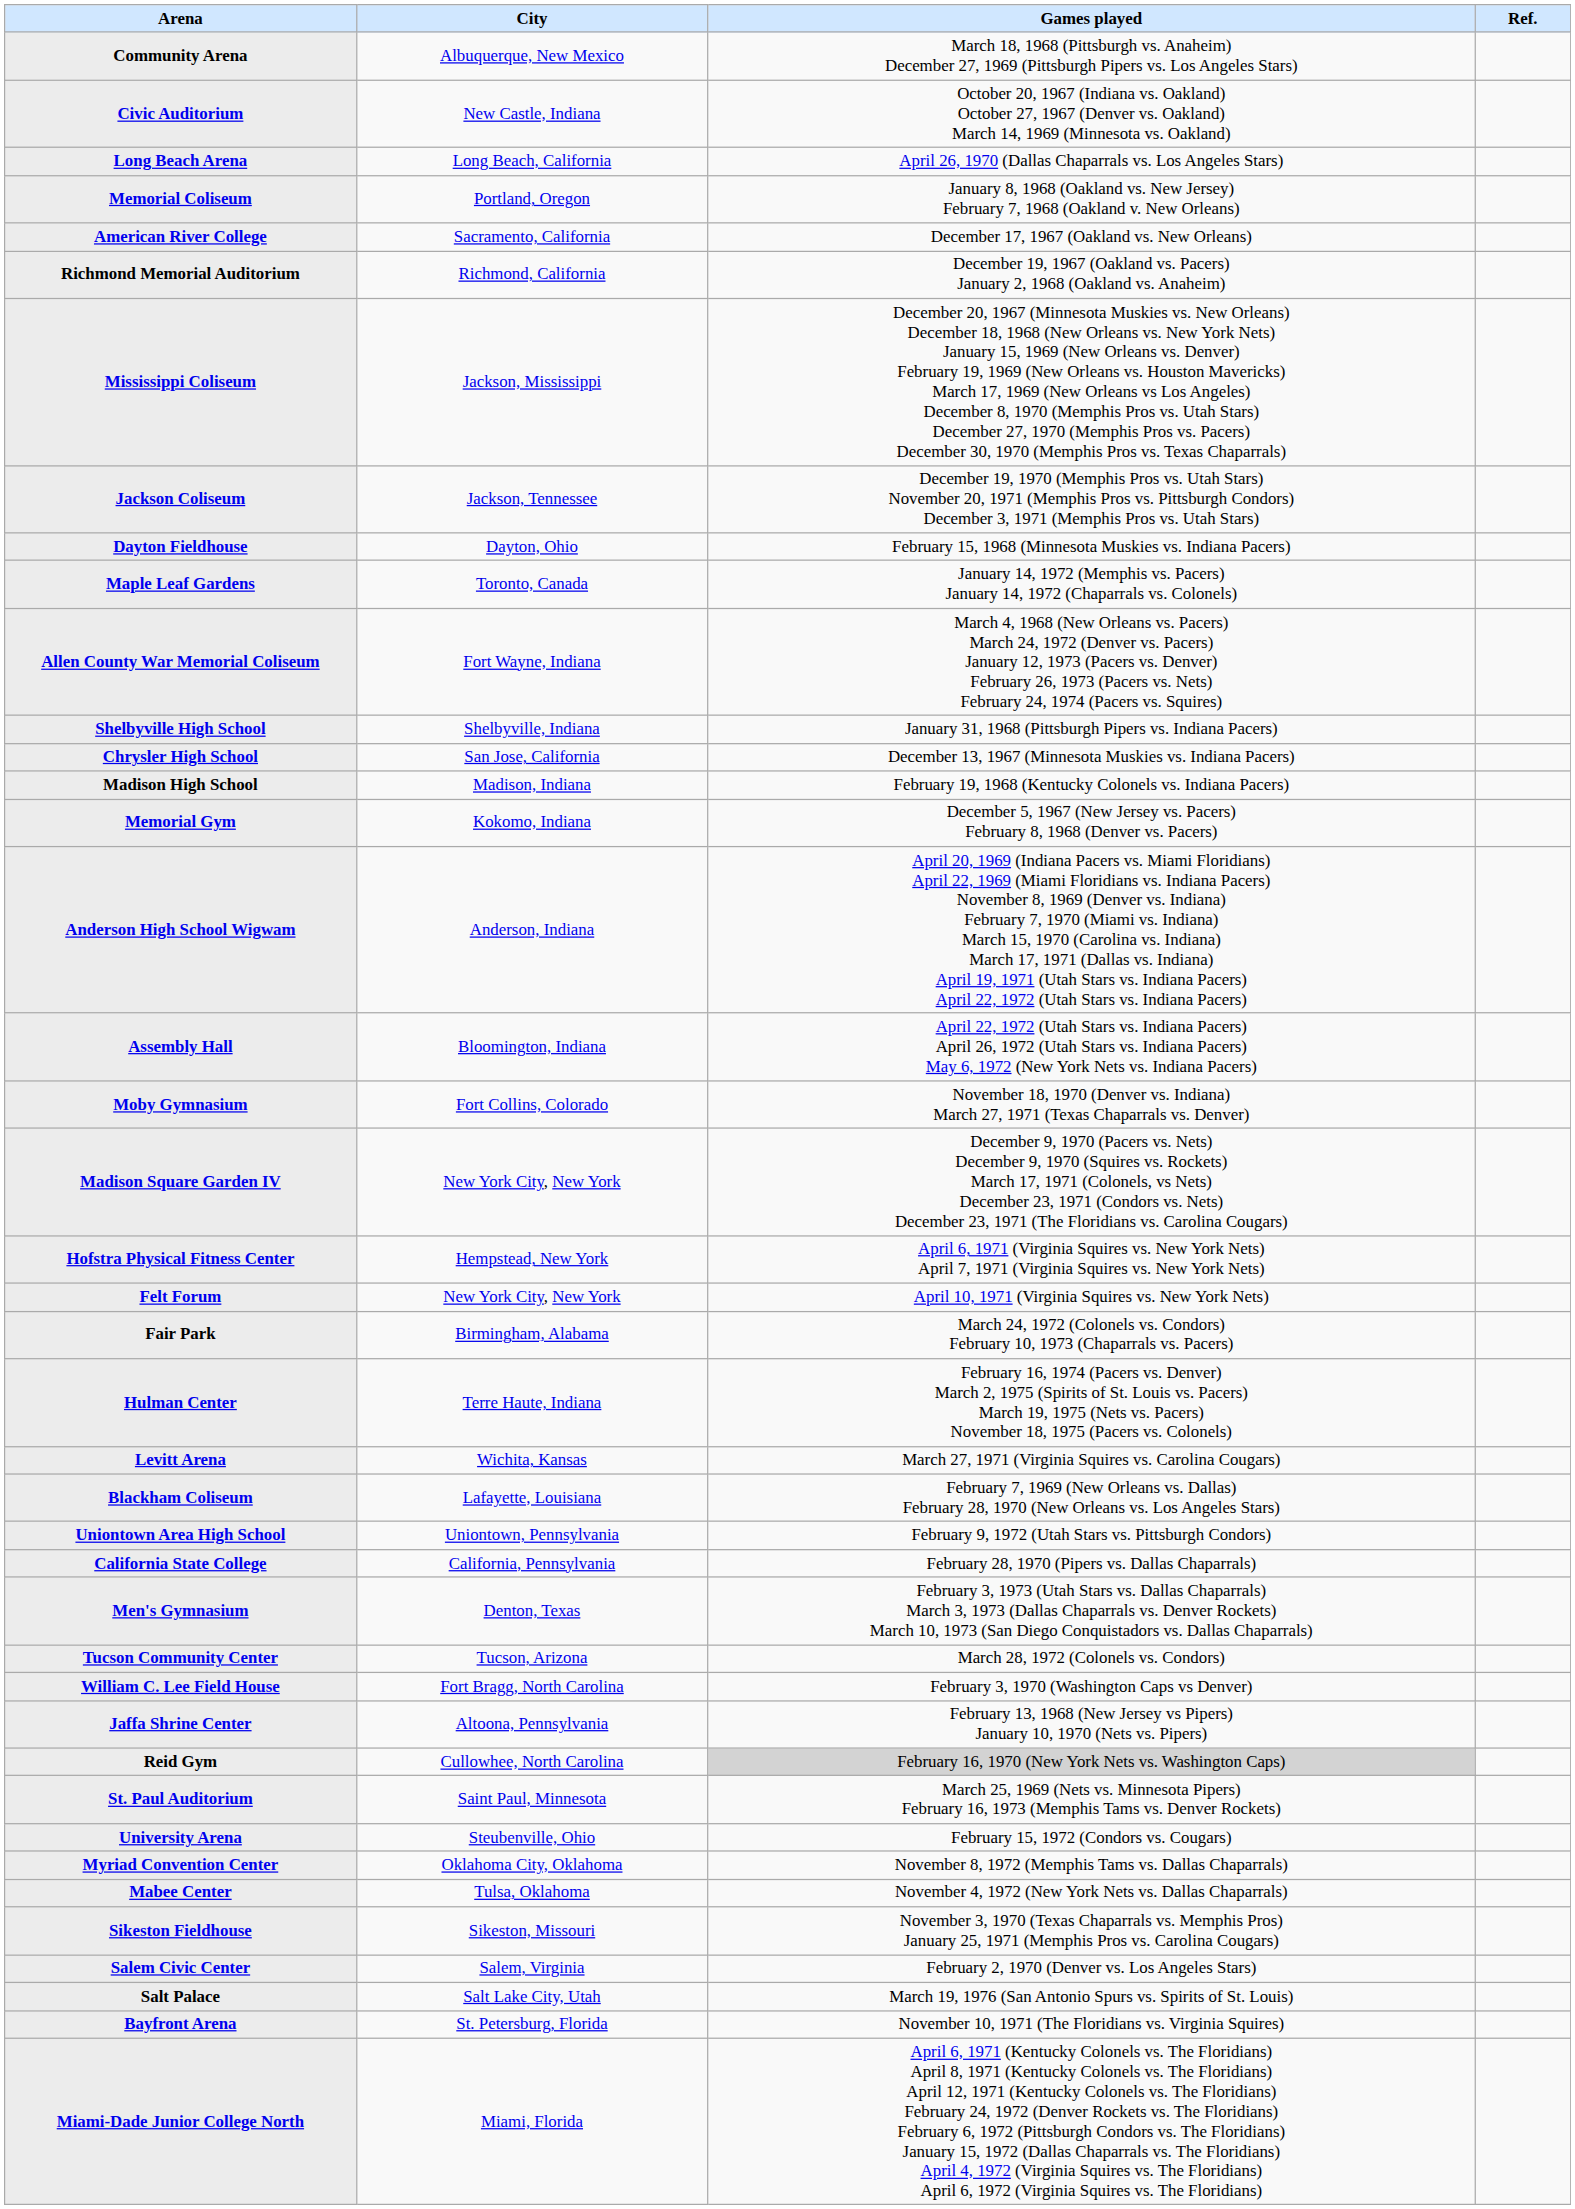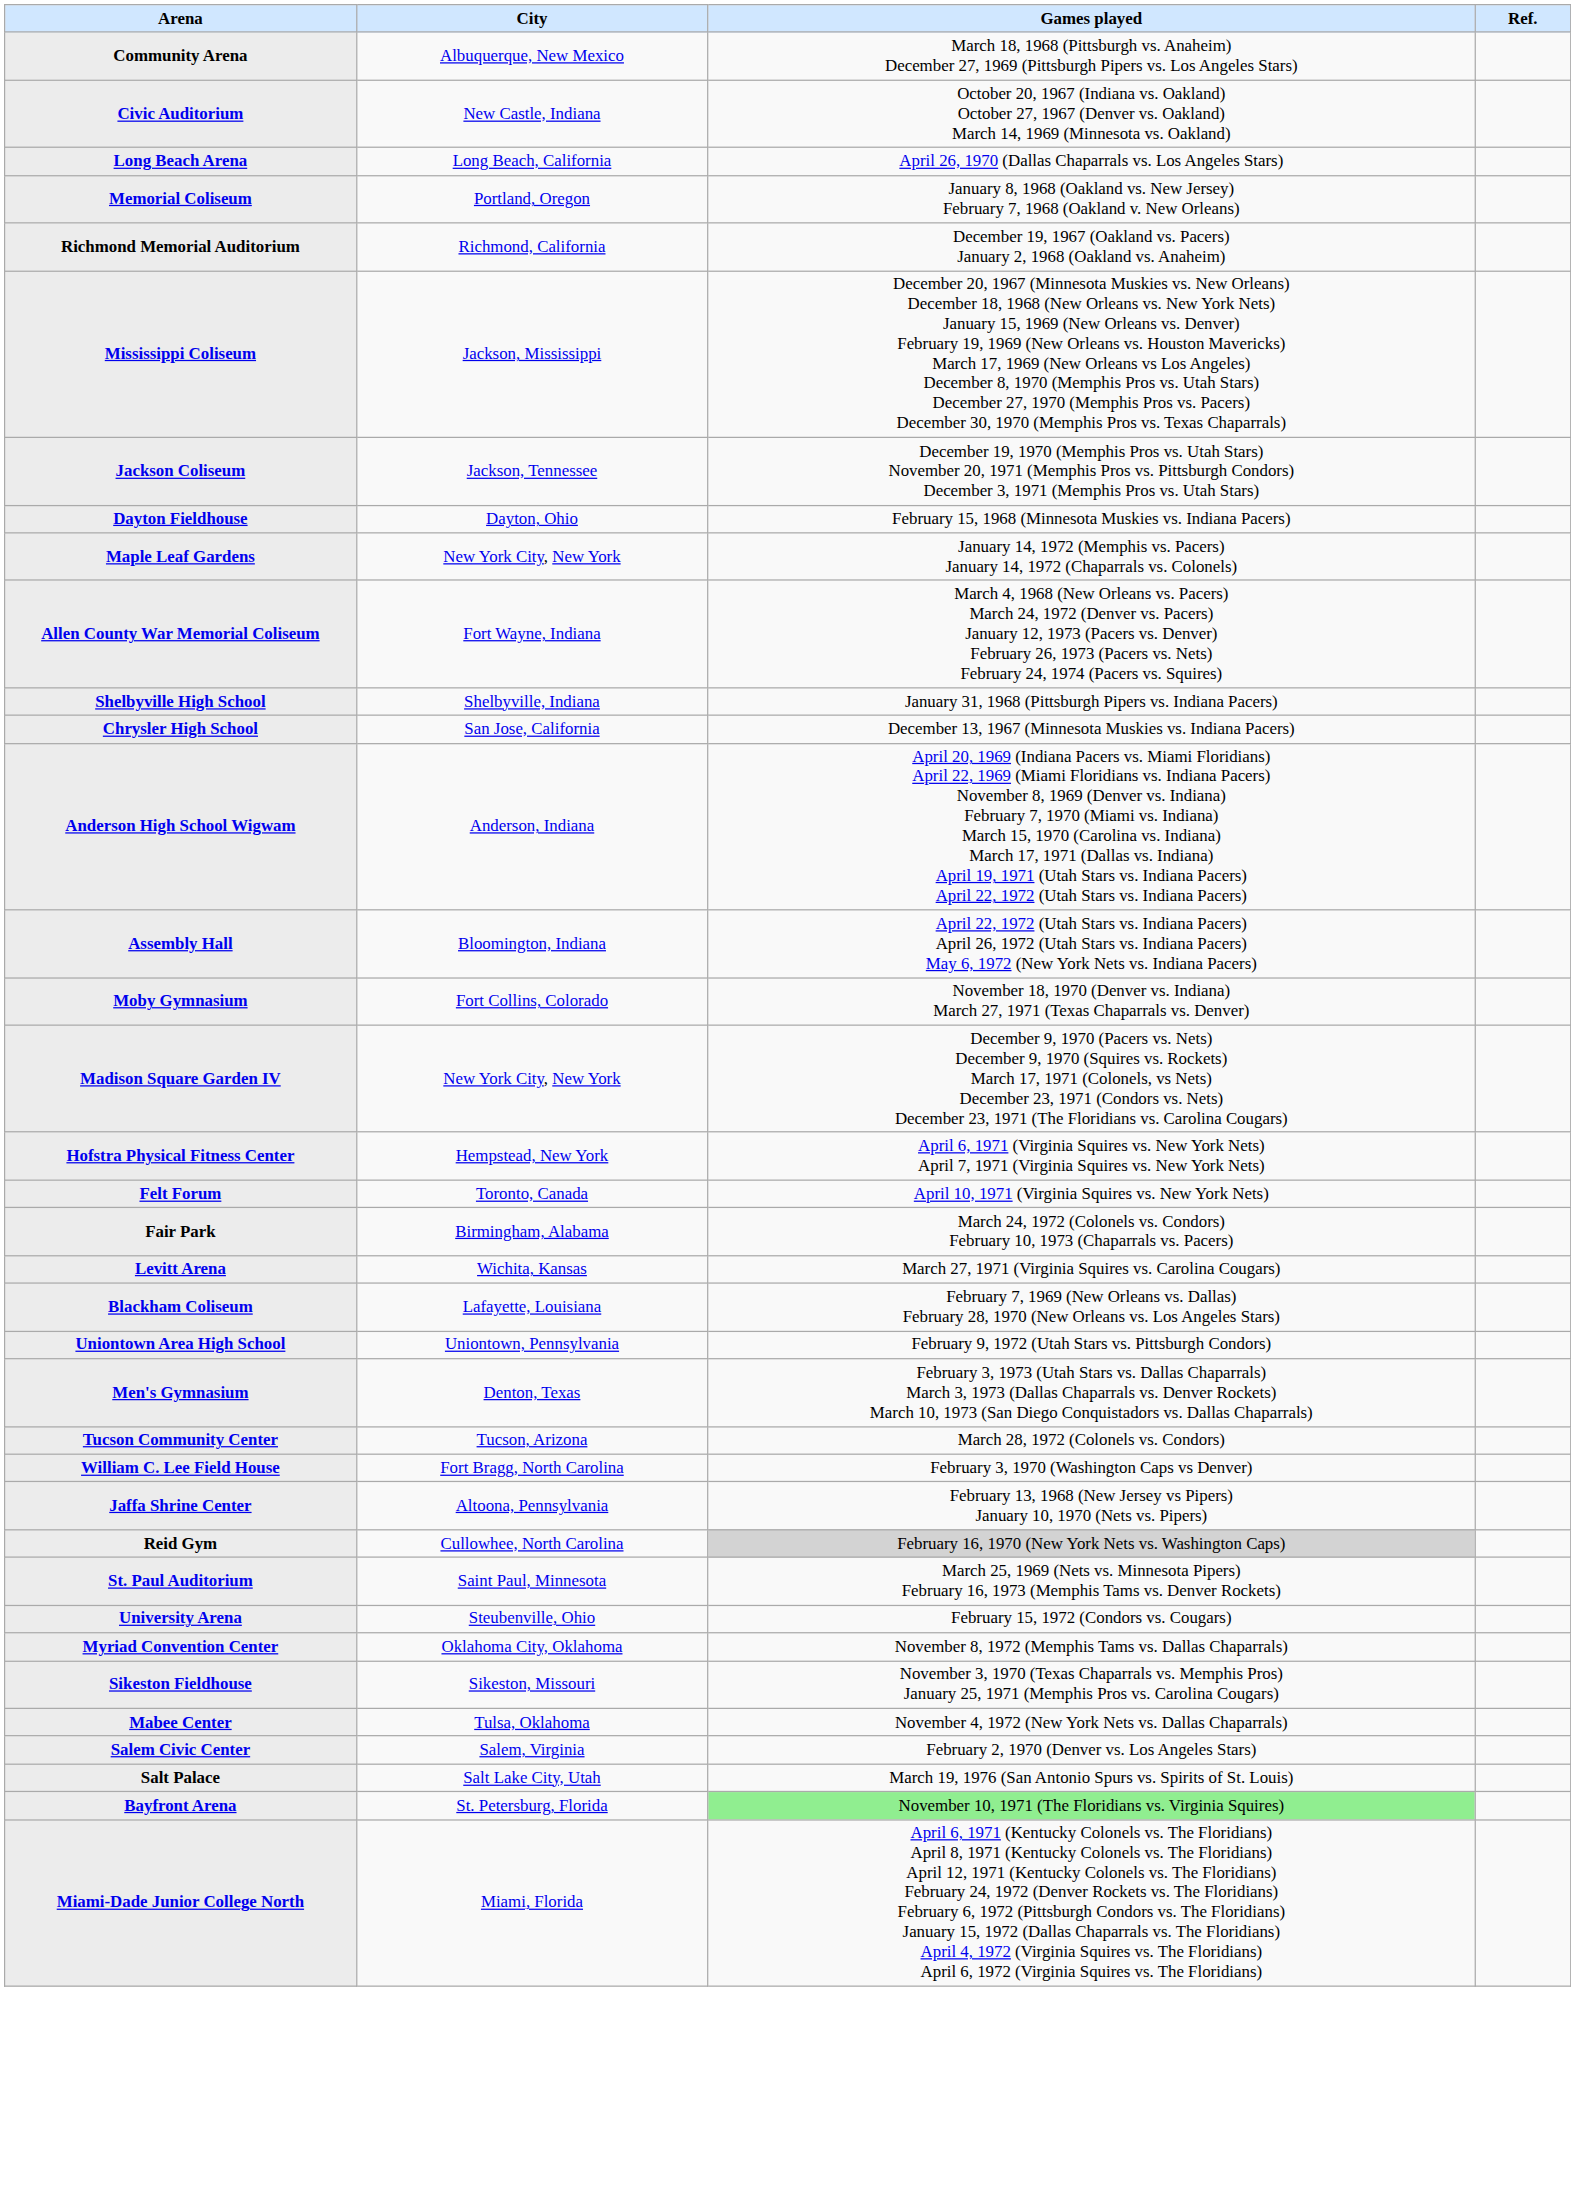- row: (180, 236)
(532, 583) Toronto, Canada -> (532, 556) New York City, New York
- row: (180, 784)
- row: (180, 822)
(532, 1296) New York City, New York -> (532, 1193) Toronto, Canada
- row: (180, 1401)
- row: (180, 1562)
rows swapped: (180, 1892) <-> (180, 1930)
(1091, 2023) no background -> (1091, 1805) lightgreen background
